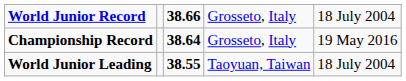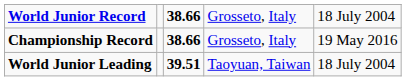(184, 40) 38.64 -> (184, 40) 38.66
(184, 64) 38.55 -> (184, 64) 39.51
